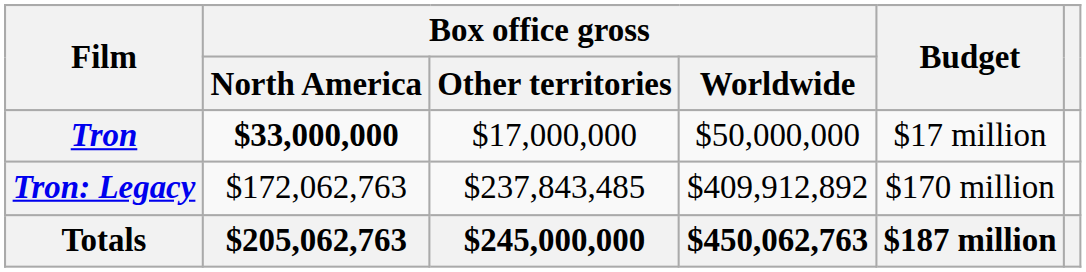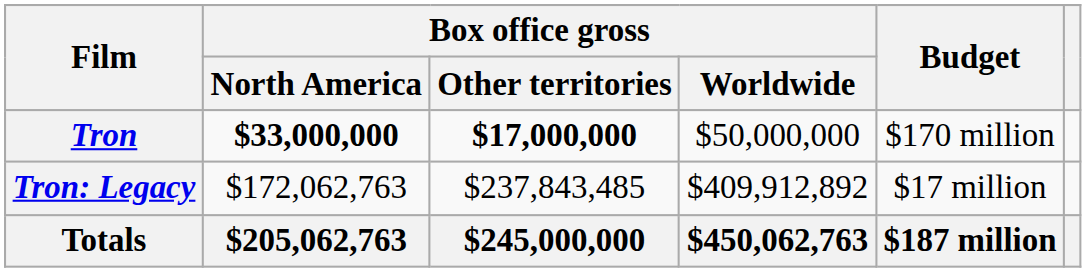(555, 135) normal -> (555, 135) bold
(970, 135) $17 million -> (970, 135) $170 million
(970, 187) $170 million -> (970, 187) $17 million
